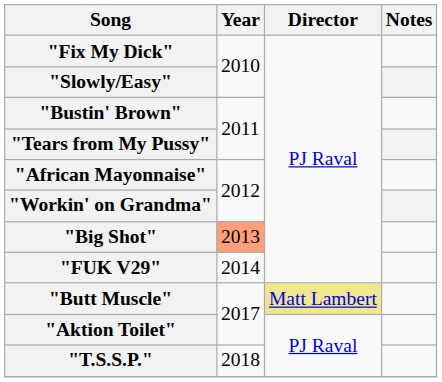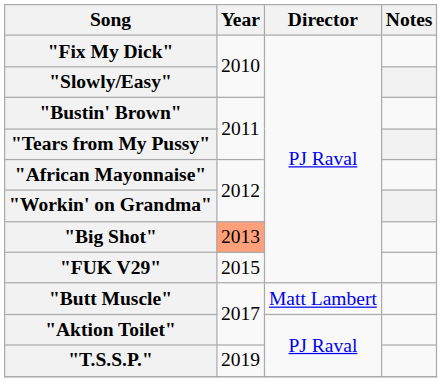(240, 267) 2014 -> (240, 267) 2015
(323, 298) khaki background -> (323, 298) no background
(240, 360) 2018 -> (240, 360) 2019
